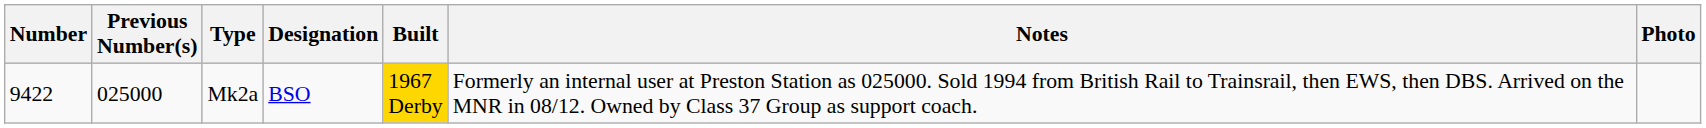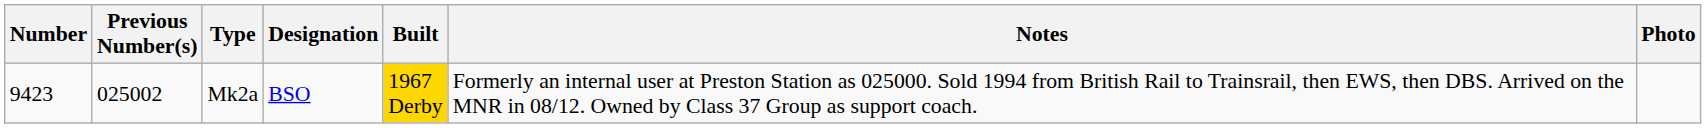(31, 92) 9422 -> (31, 92) 9423
(130, 92) 025000 -> (130, 92) 025002
